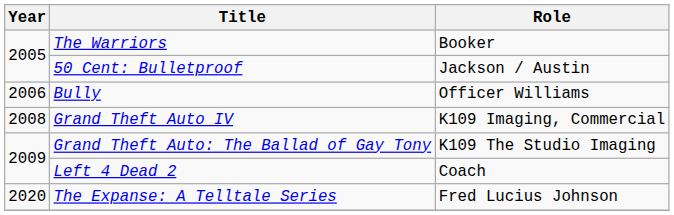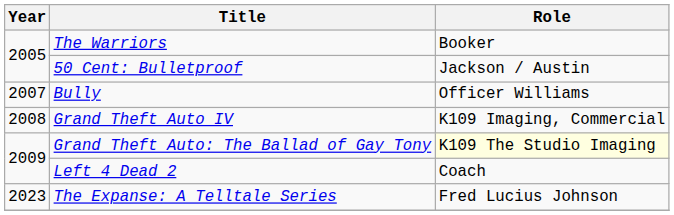(27, 94) 2006 -> (27, 94) 2007
(547, 146) no background -> (547, 146) lightyellow background
(27, 197) 2020 -> (27, 197) 2023
